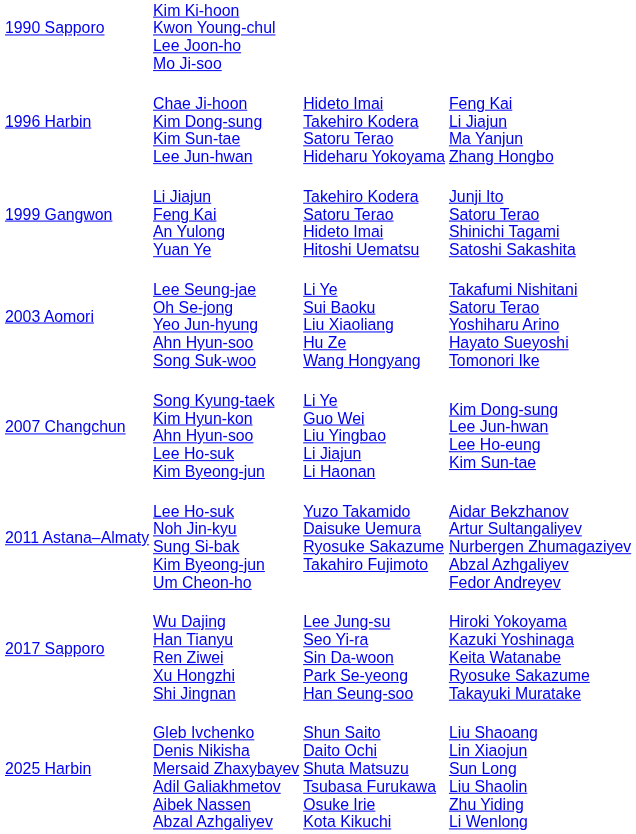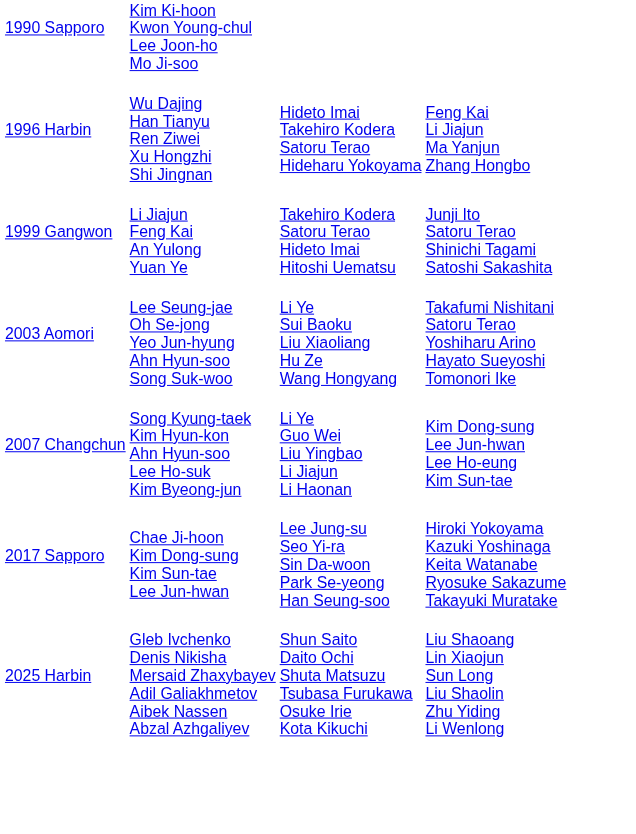(208, 130) Chae Ji-hoon Kim Dong-sung Kim Sun-tae Lee Jun-hwan -> (171, 139) Wu Dajing Han Tianyu Ren Ziwei Xu Hongzhi Shi Jingnan
- row: (77, 538)
(194, 658) Wu Dajing Han Tianyu Ren Ziwei Xu Hongzhi Shi Jingnan -> (184, 565) Chae Ji-hoon Kim Dong-sung Kim Sun-tae Lee Jun-hwan
